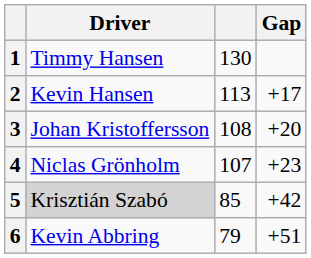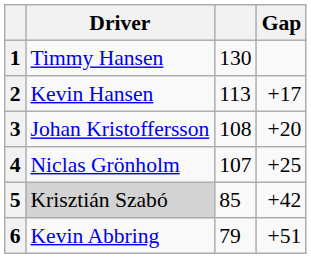(284, 164) +23 -> (284, 164) +25
